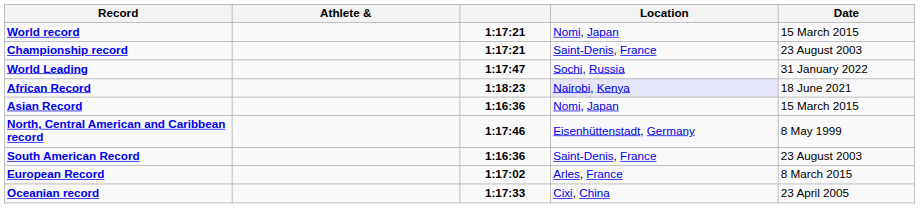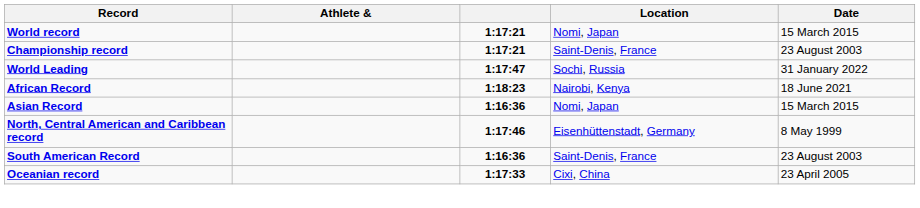(592, 87) lavender background -> (592, 87) no background
- row: (56, 175)
